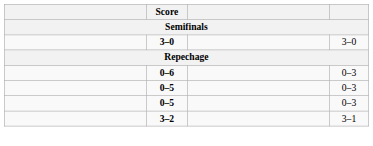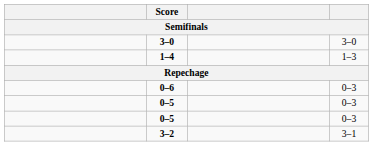+ row: (167, 57)
